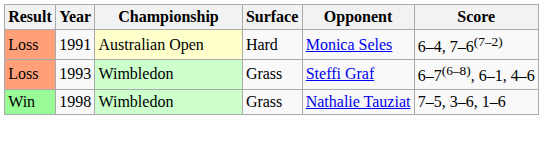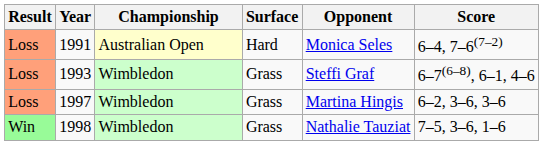+ row: (75, 101)
